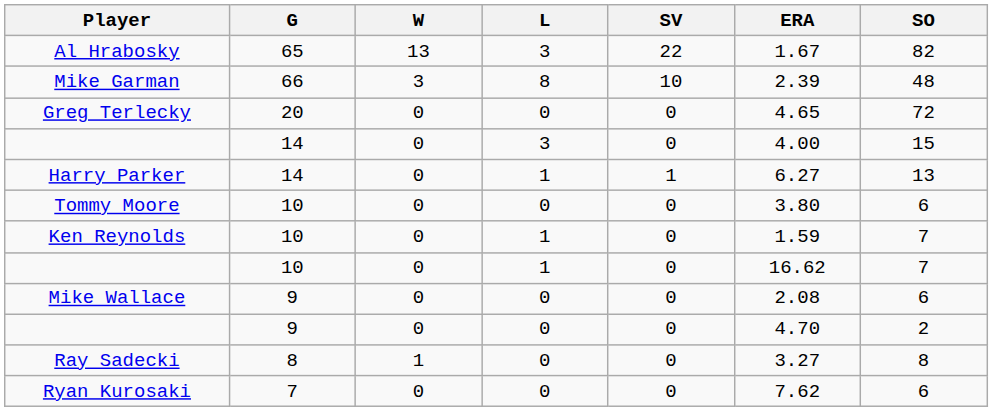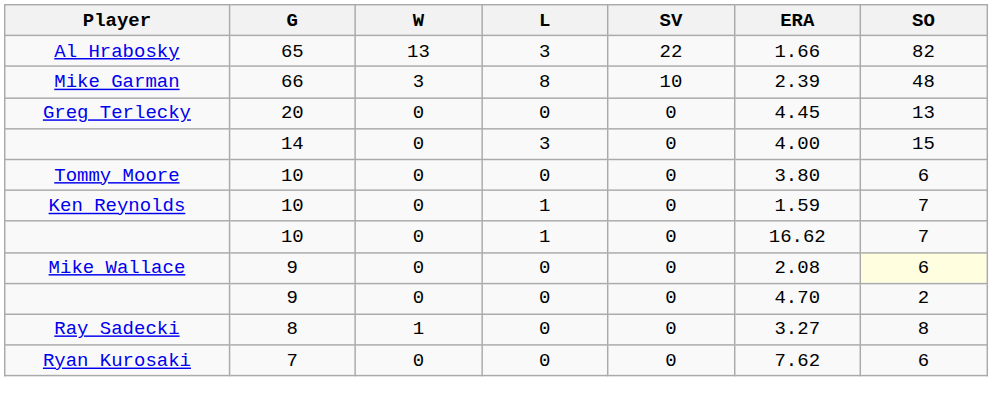(797, 51) 1.67 -> (797, 51) 1.66
(797, 113) 4.65 -> (797, 113) 4.45
(924, 113) 72 -> (924, 113) 13
- row: (117, 175)
(924, 299) no background -> (924, 268) lightyellow background
